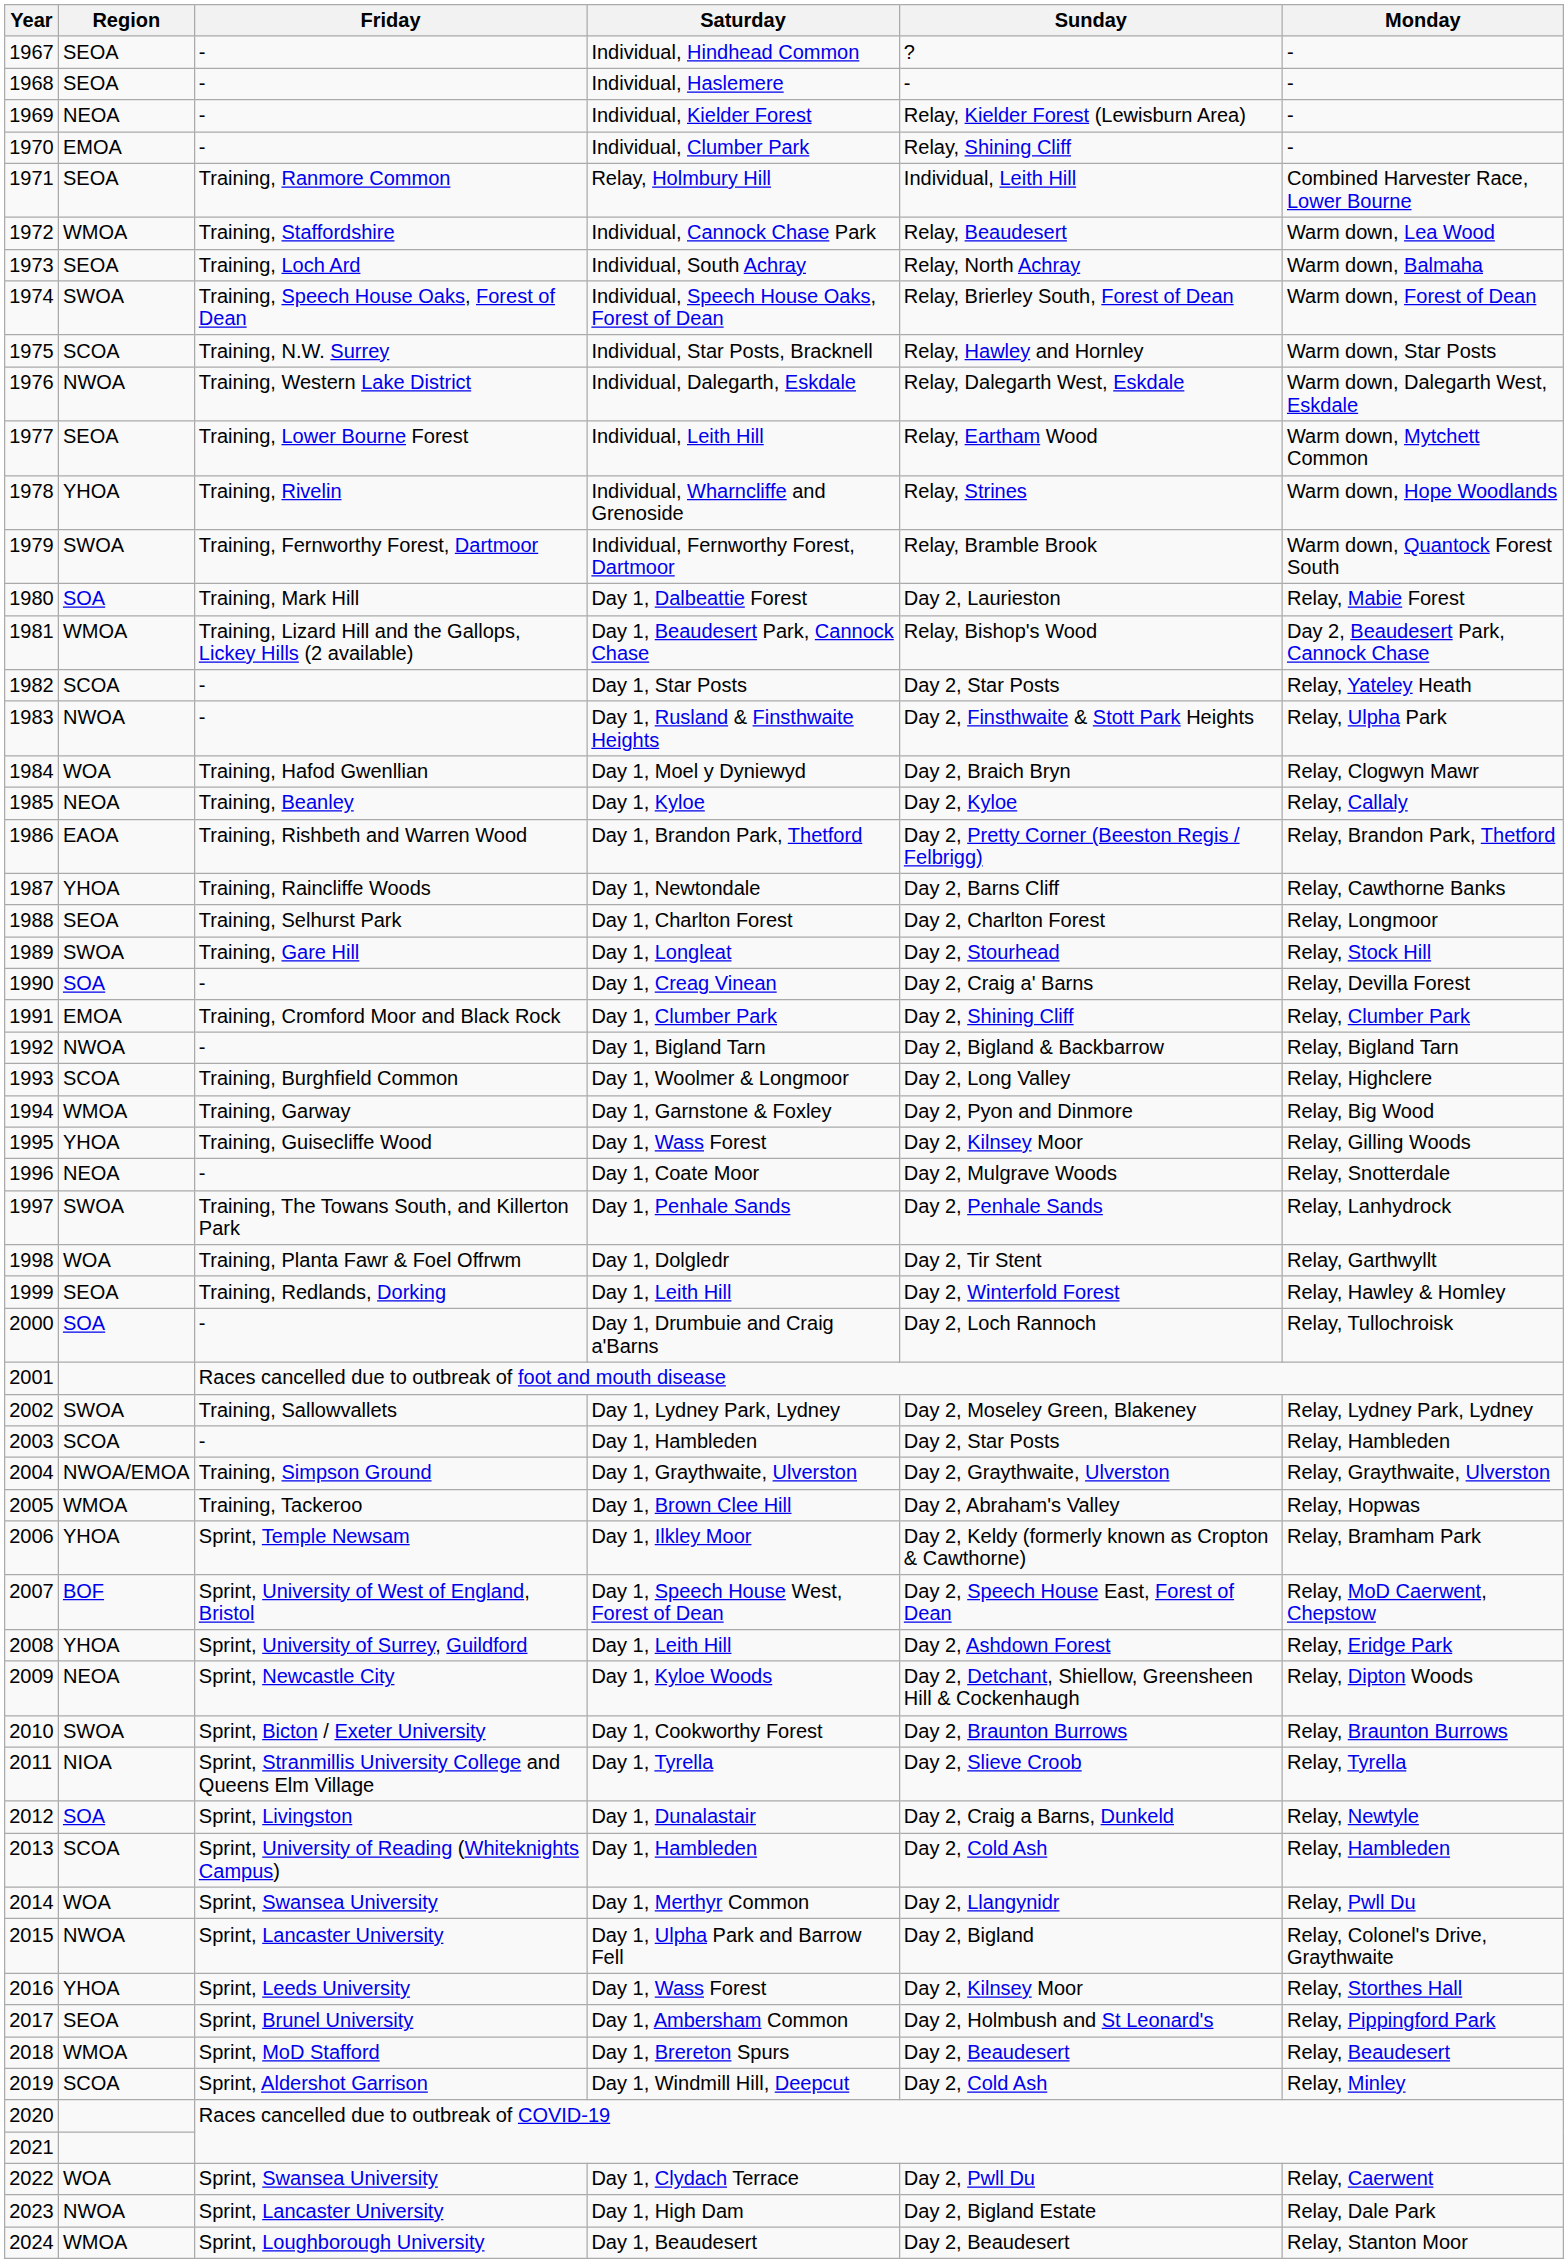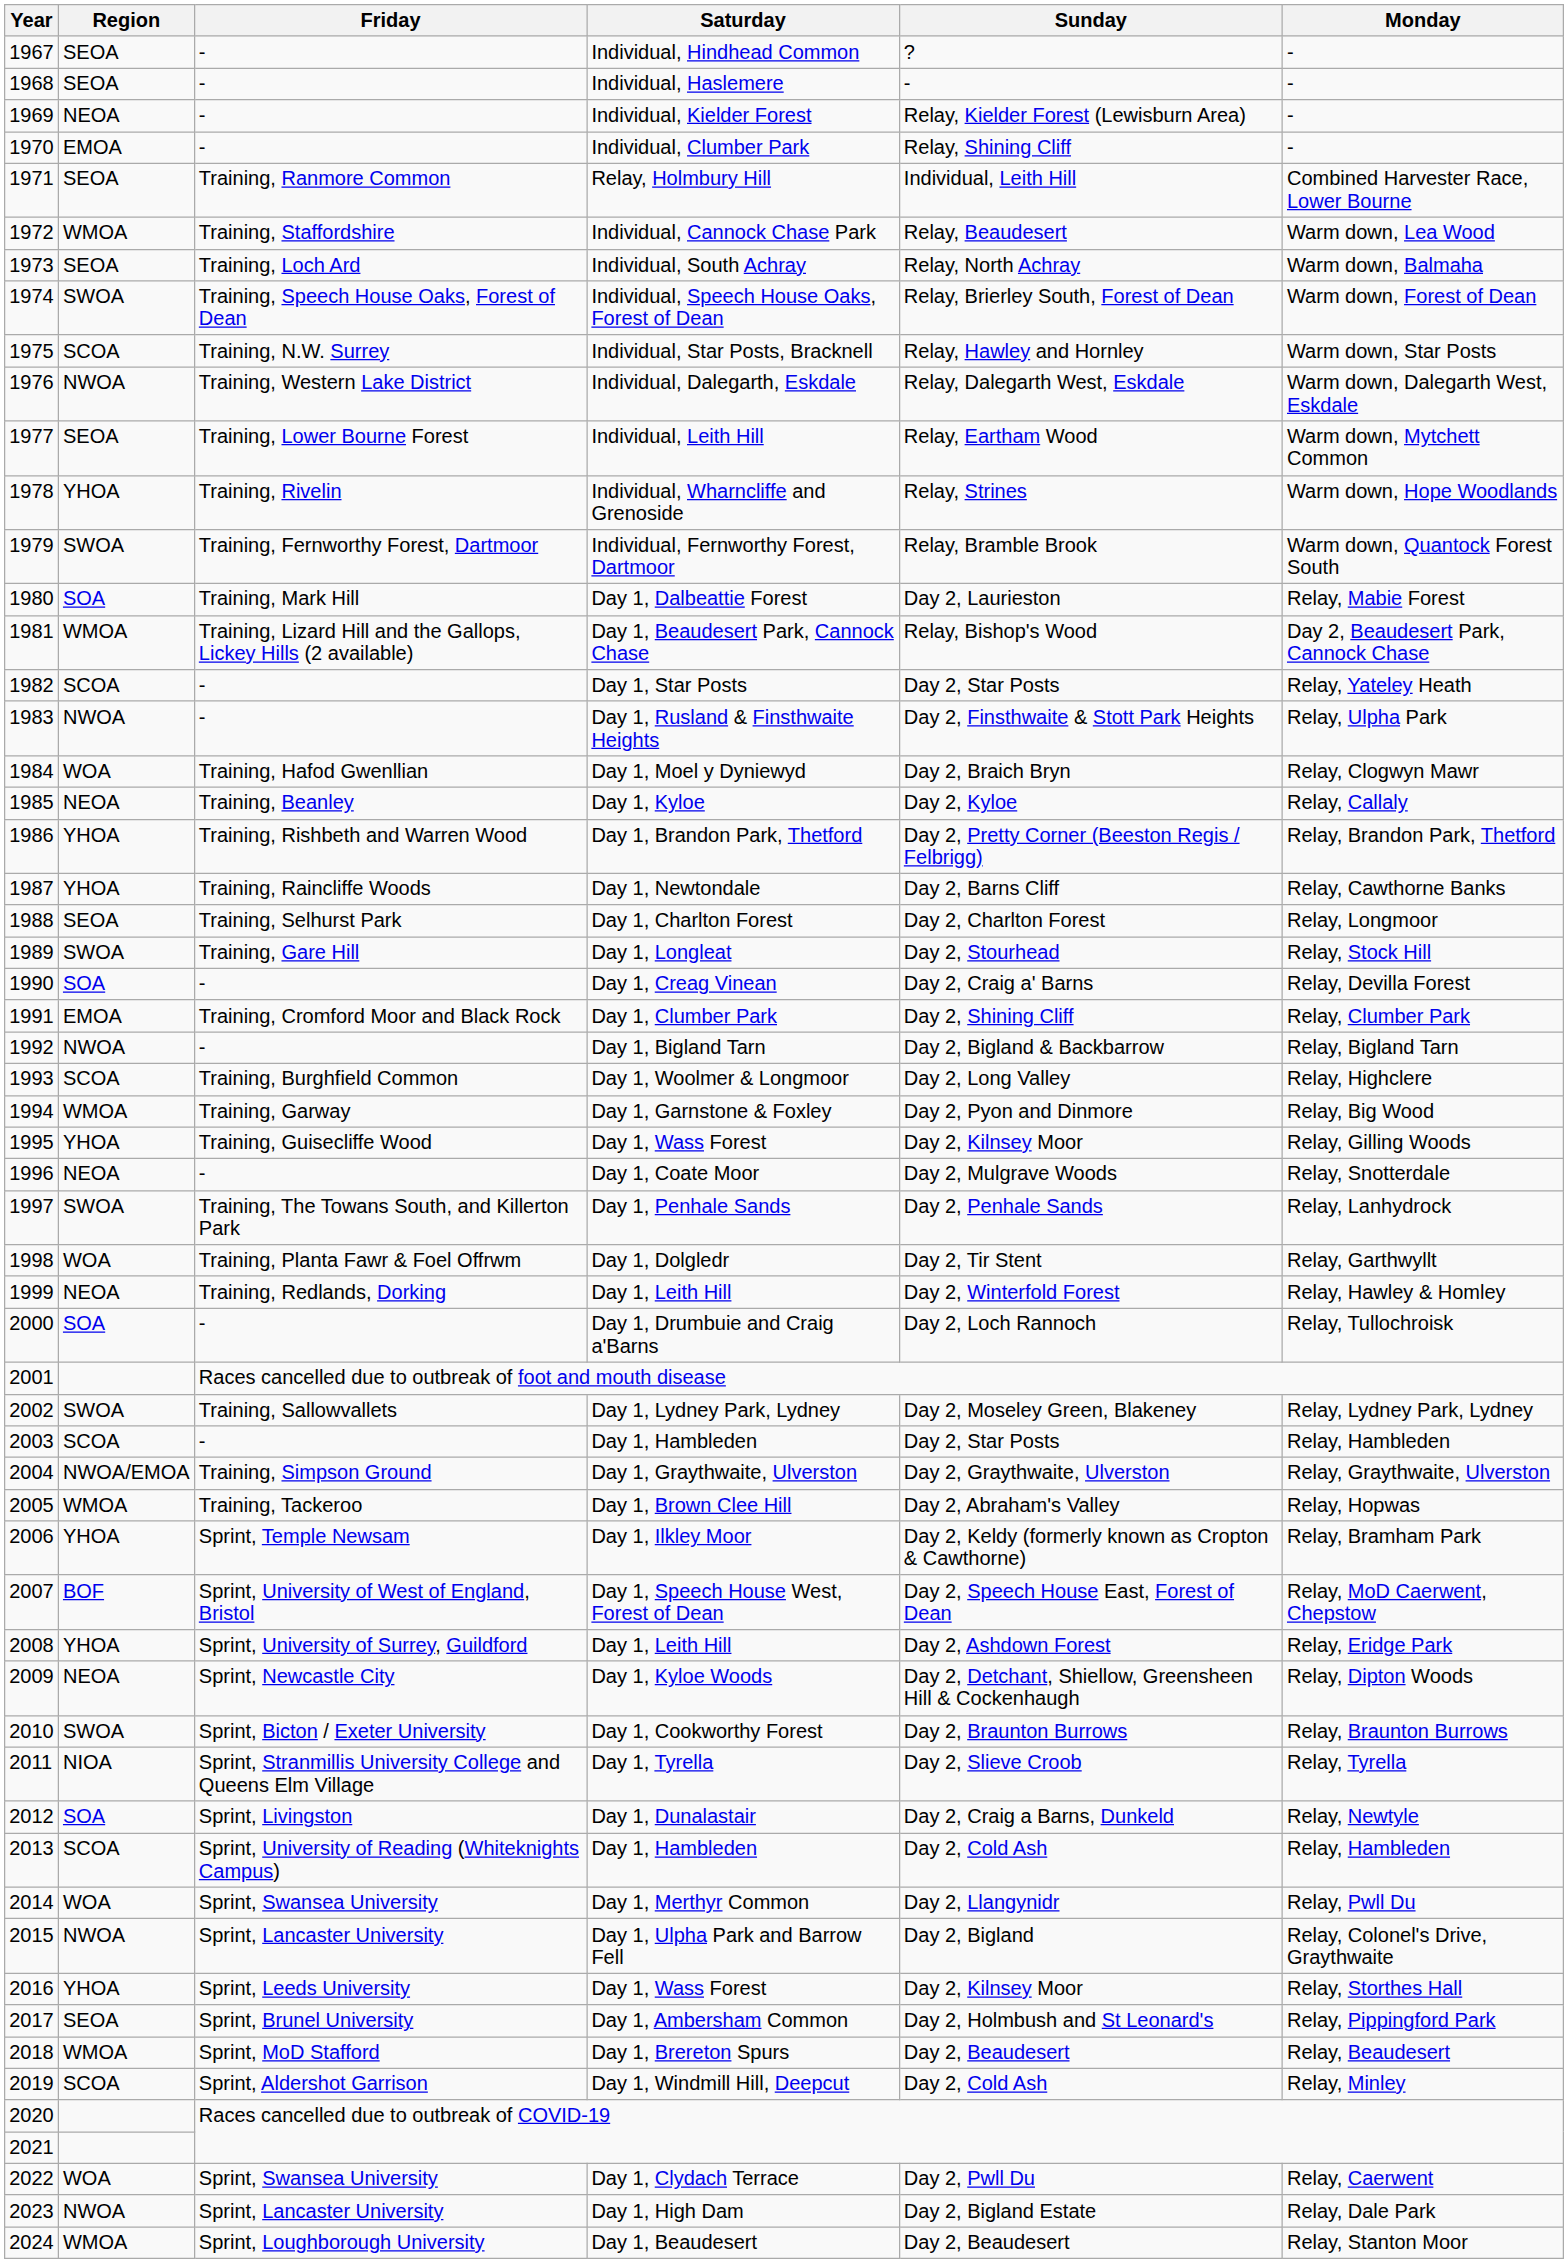(91, 834) EAOA -> (91, 834) YHOA
(91, 1292) SEOA -> (91, 1292) NEOA
